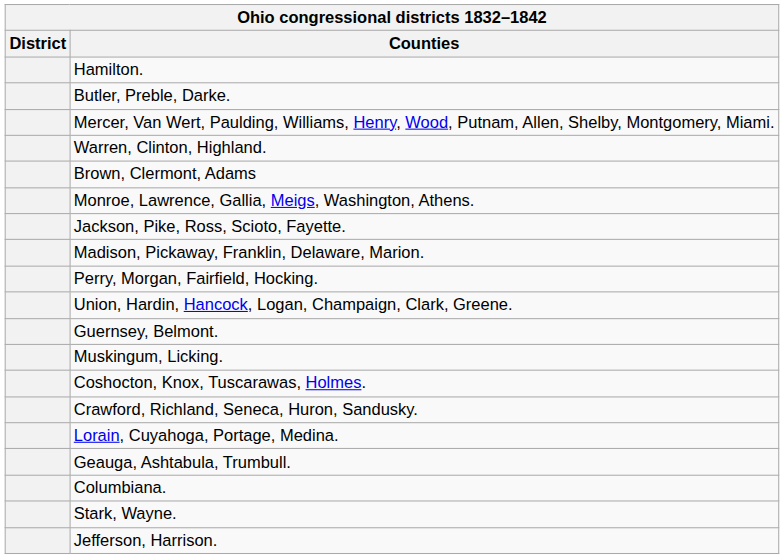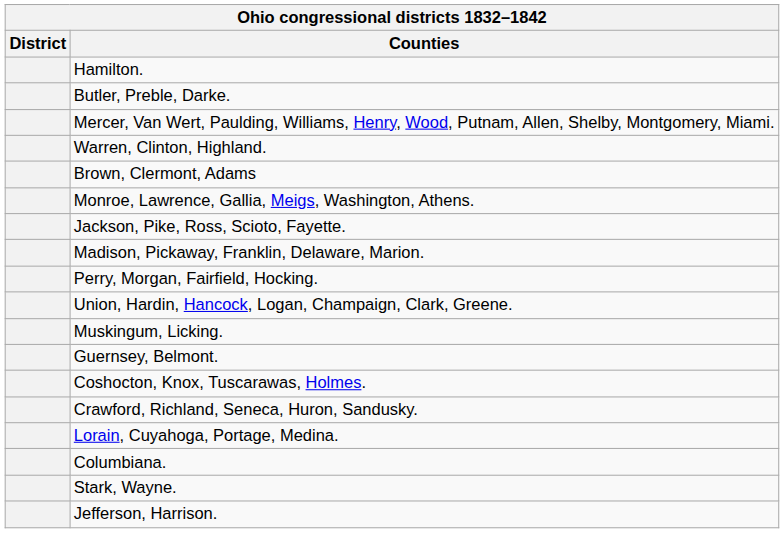rows swapped: (146, 331) <-> (148, 357)
- row: (182, 461)
